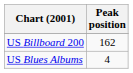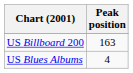(107, 42) 162 -> (107, 42) 163
